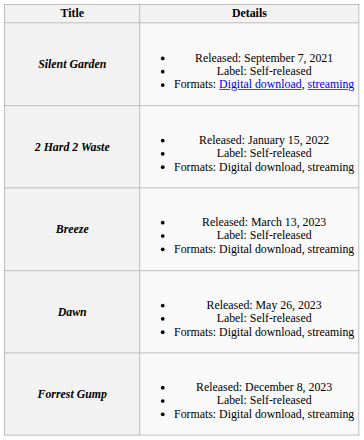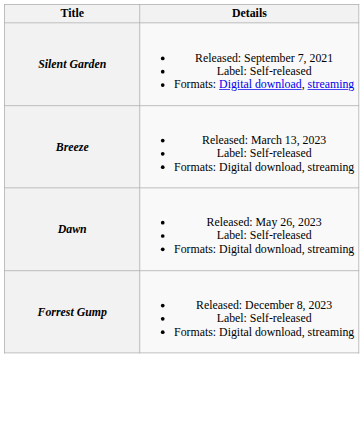- row: (72, 146)
